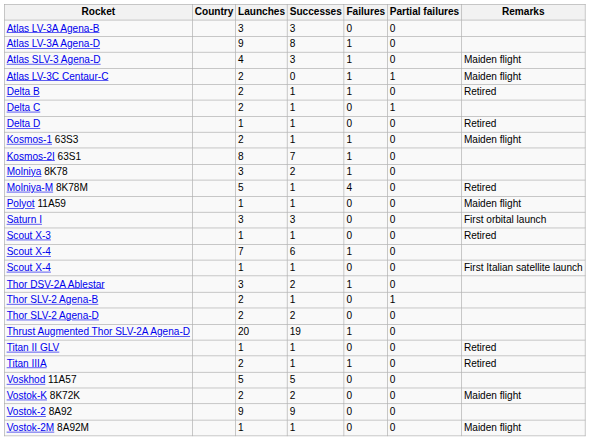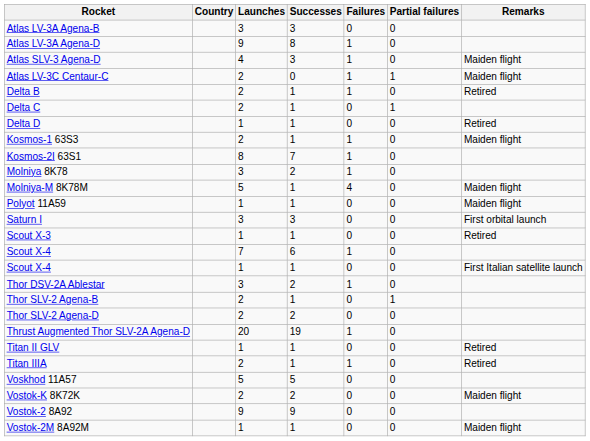(480, 188) Retired -> (492, 188) Maiden flight
